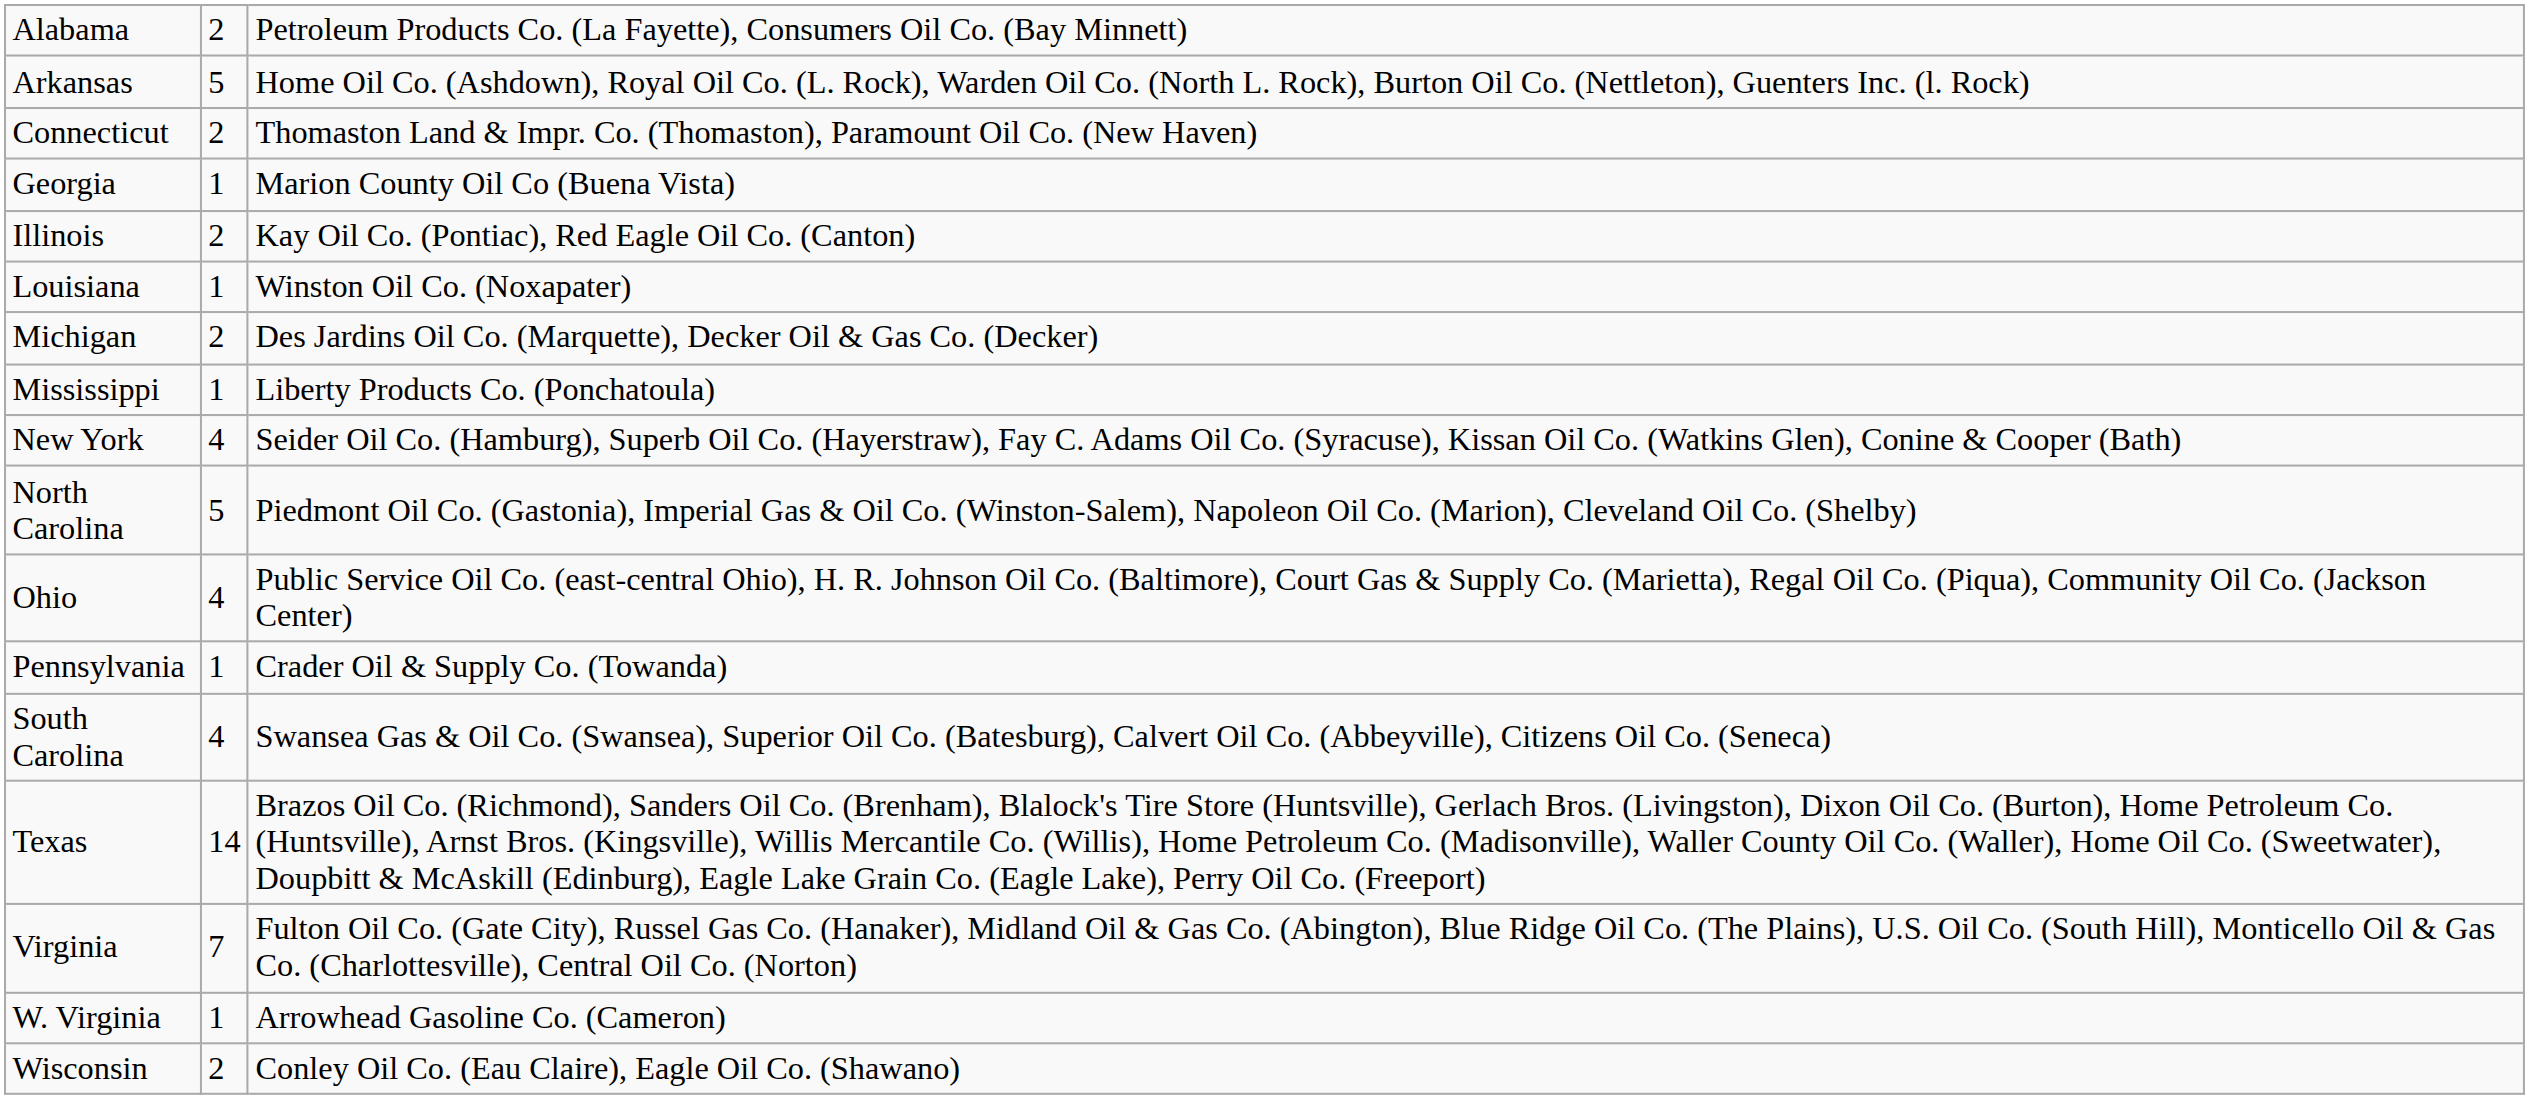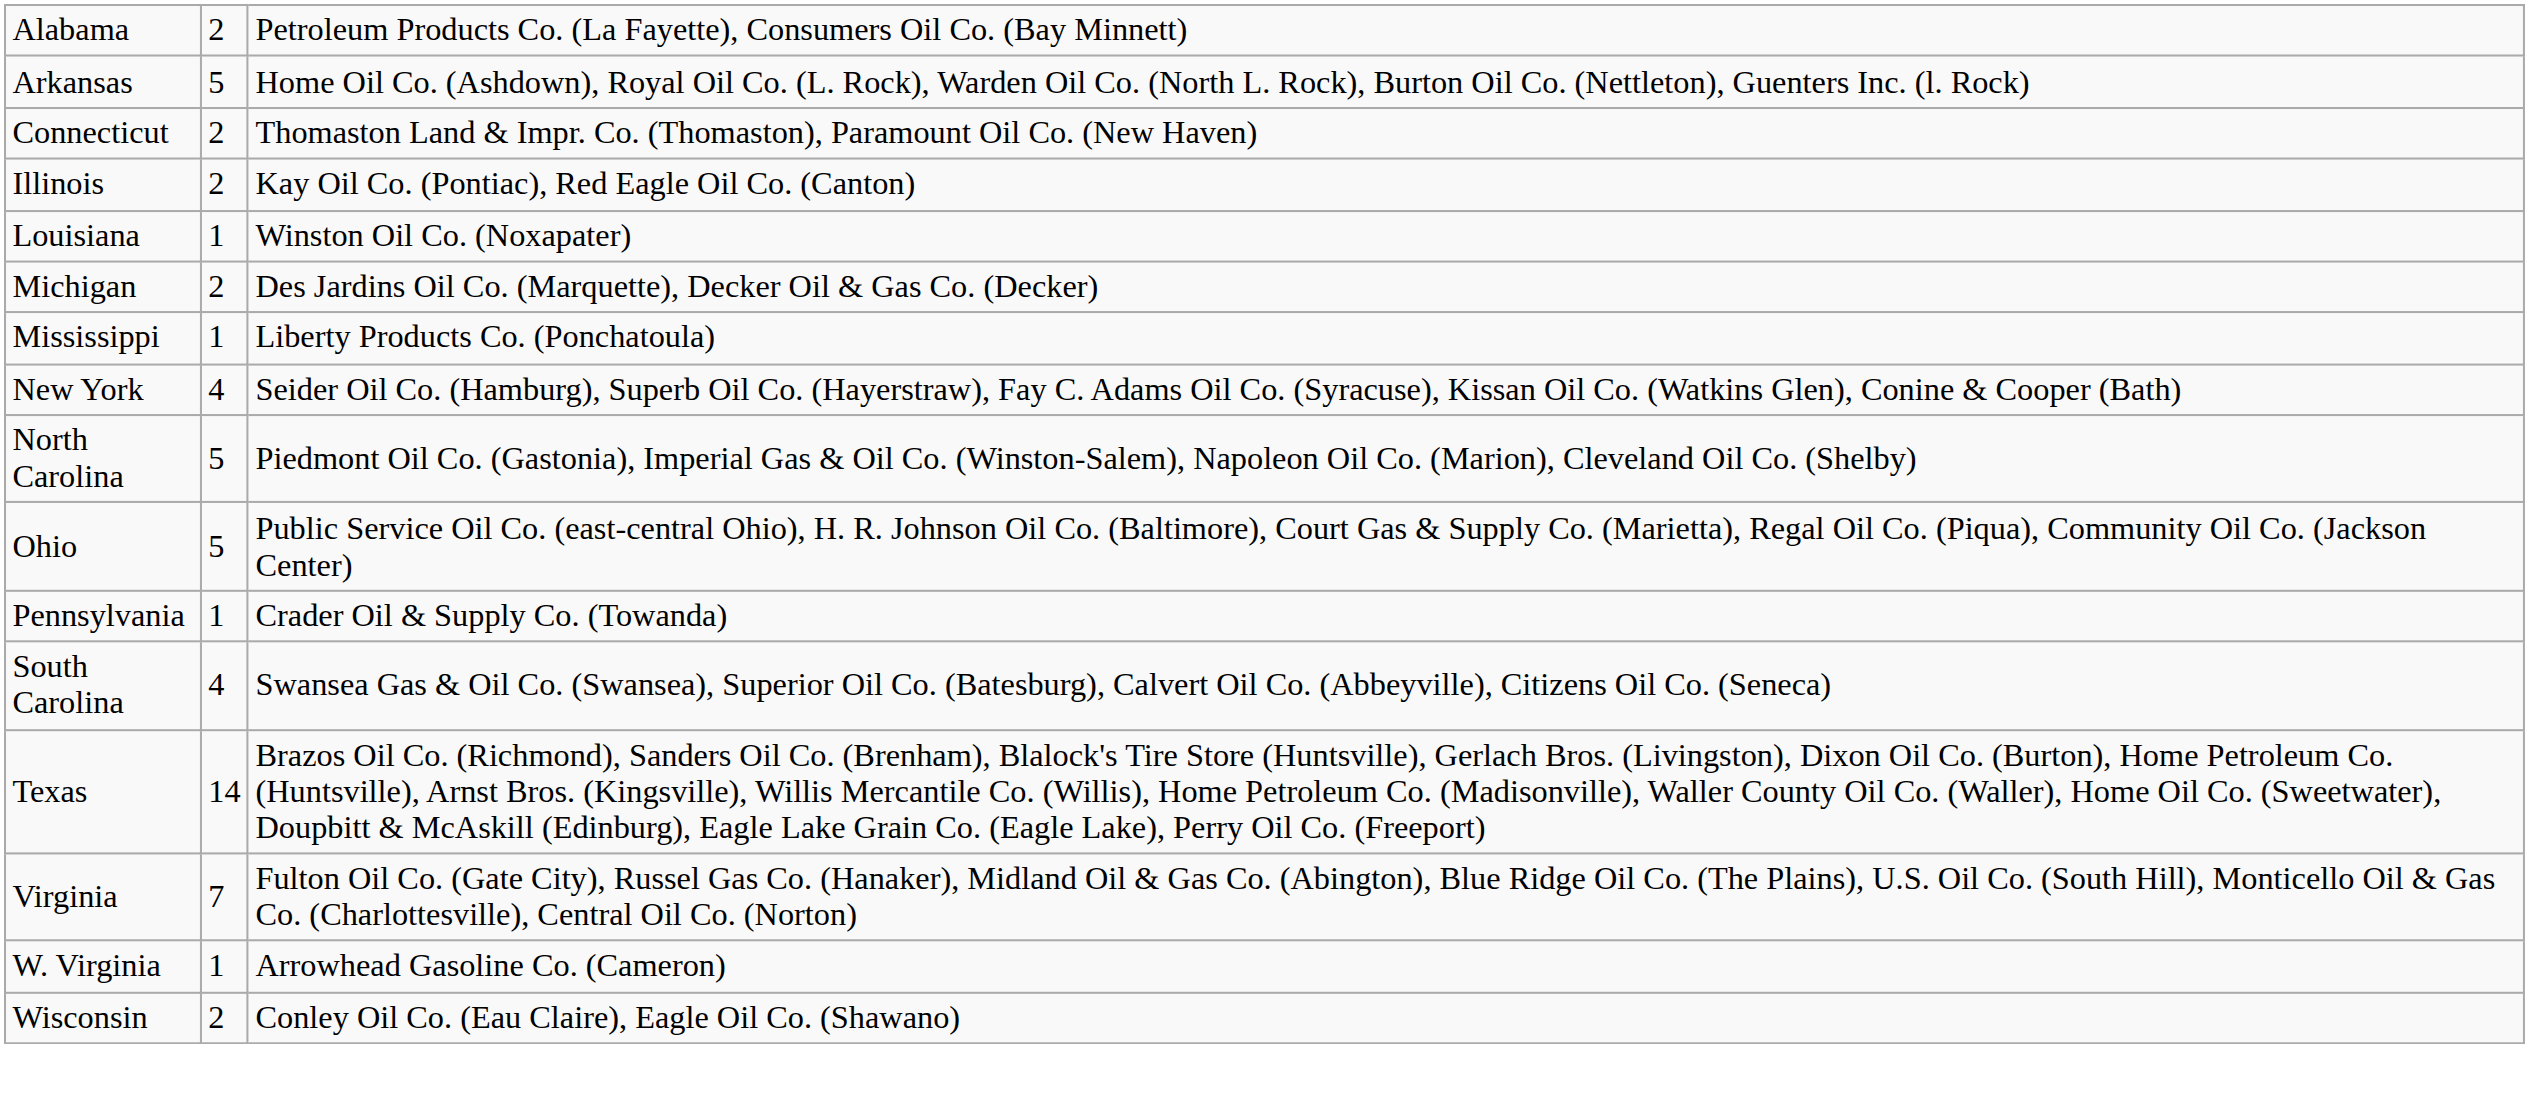- row: (64, 183)
(216, 597) 4 -> (216, 545) 5
